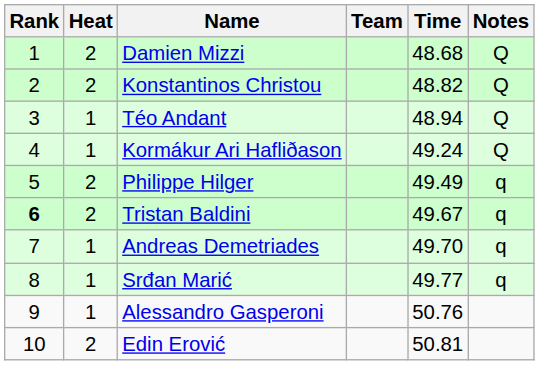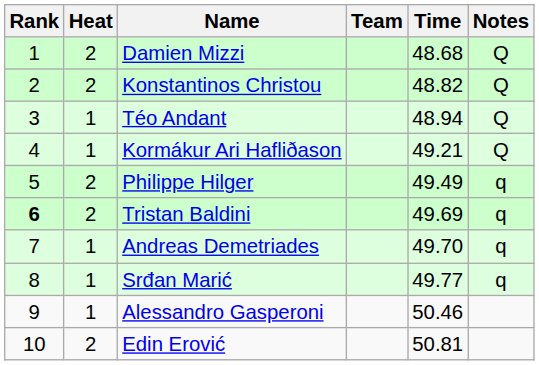(438, 150) 49.24 -> (438, 150) 49.21
(438, 214) 49.67 -> (438, 214) 49.69
(438, 311) 50.76 -> (438, 311) 50.46
